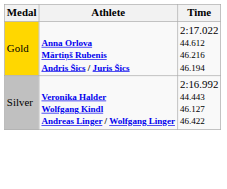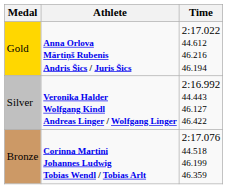+ row: (23, 156)
